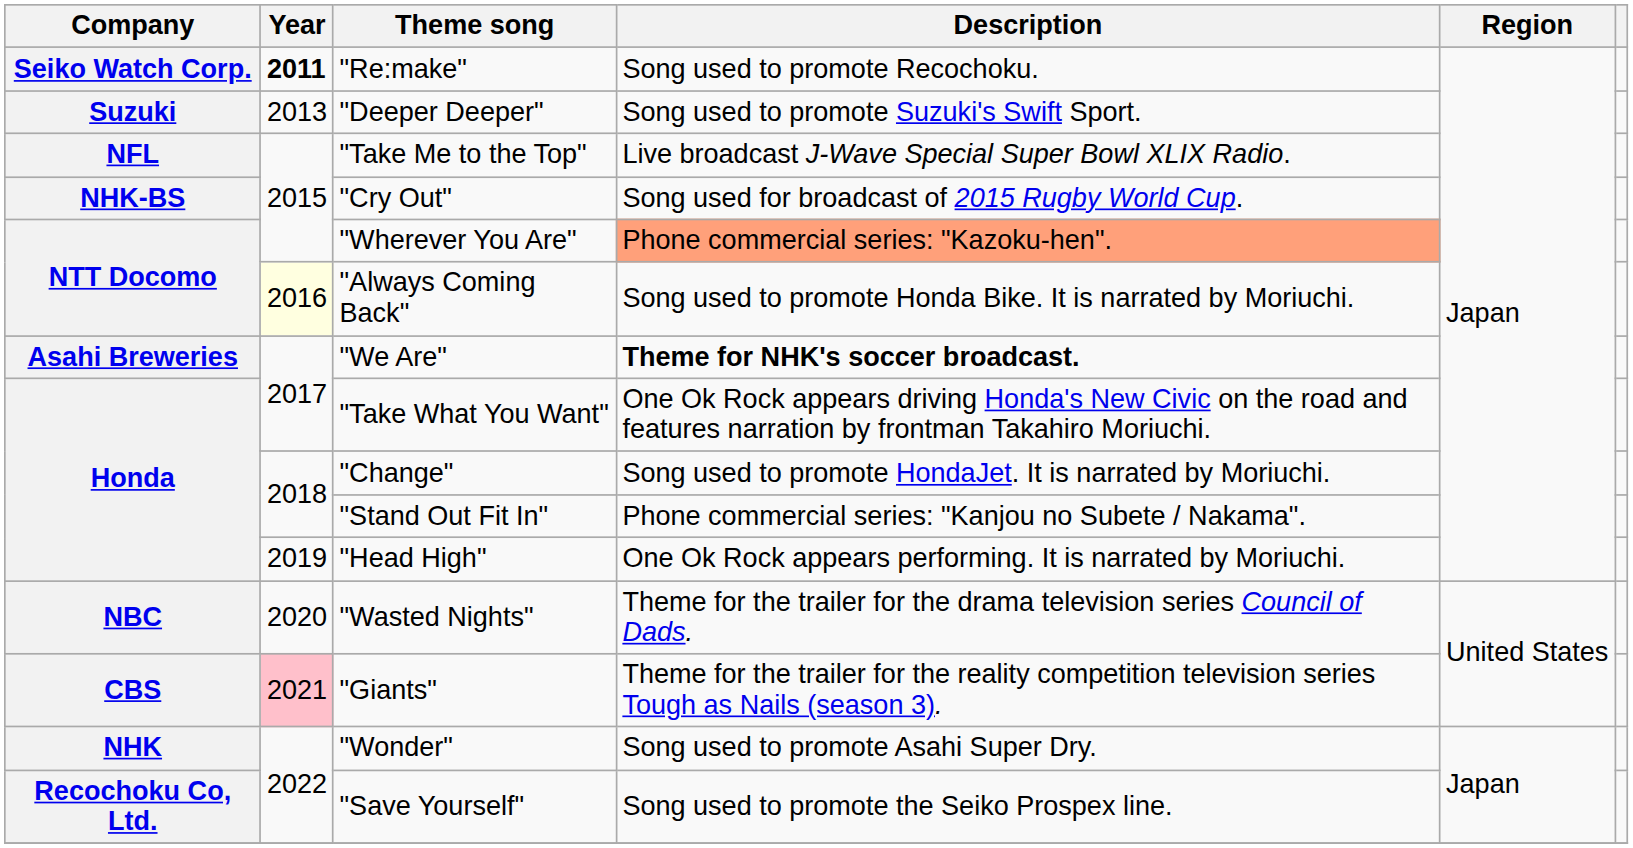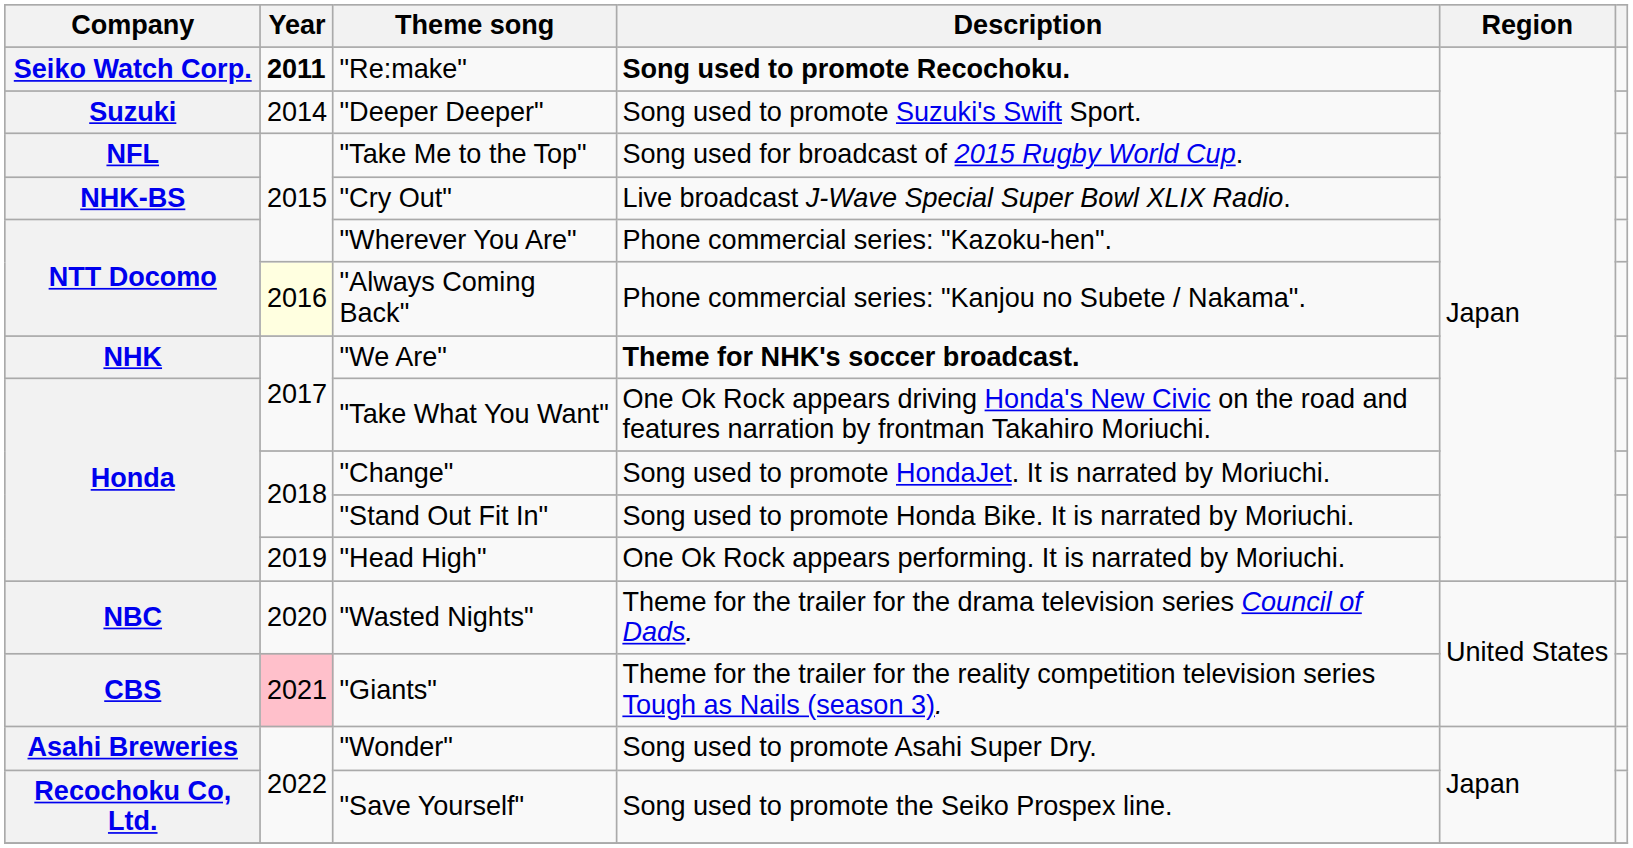(831, 68) normal -> (846, 68) bold
(297, 111) 2013 -> (297, 111) 2014
(957, 154) Live broadcast J-Wave Special Super Bowl XLIX Radio. -> (933, 154) Song used for broadcast of 2015 Rugby World Cup.
(933, 197) Song used for broadcast of 2015 Rugby World Cup. -> (957, 197) Live broadcast J-Wave Special Super Bowl XLIX Radio.
(867, 240) lightsalmon background -> (867, 240) no background
(988, 298) Song used to promote Honda Bike. It is narrated by Moriuchi. -> (964, 298) Phone commercial series: "Kanjou no Subete / Nakama".
(133, 356) Asahi Breweries -> (133, 356) NHK
(964, 515) Phone commercial series: "Kanjou no Subete / Nakama". -> (988, 515) Song used to promote Honda Bike. It is narrated by Moriuchi.
(133, 747) NHK -> (133, 747) Asahi Breweries
